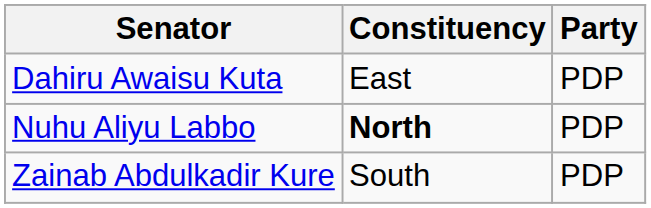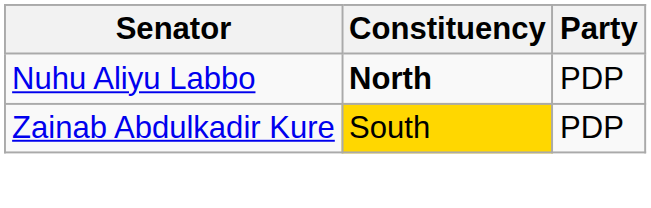- row: (147, 78)
(390, 176) no background -> (390, 127) gold background
